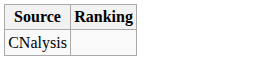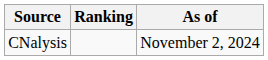+ column: (200, 17)
